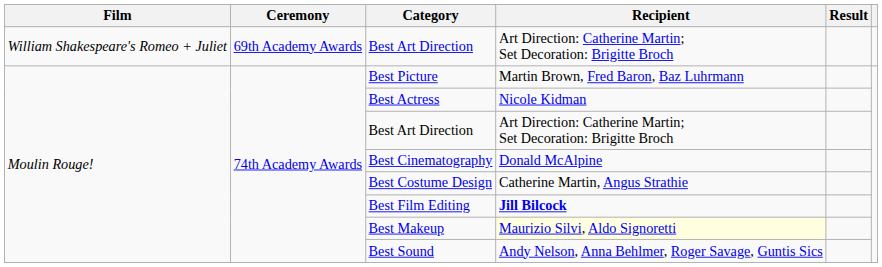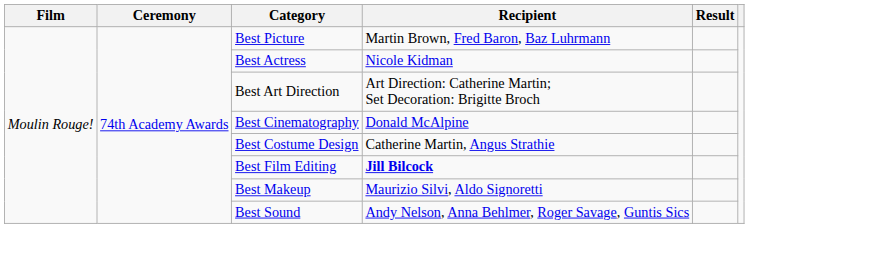- row: (117, 46)
(588, 228) lightyellow background -> (454, 189) no background
